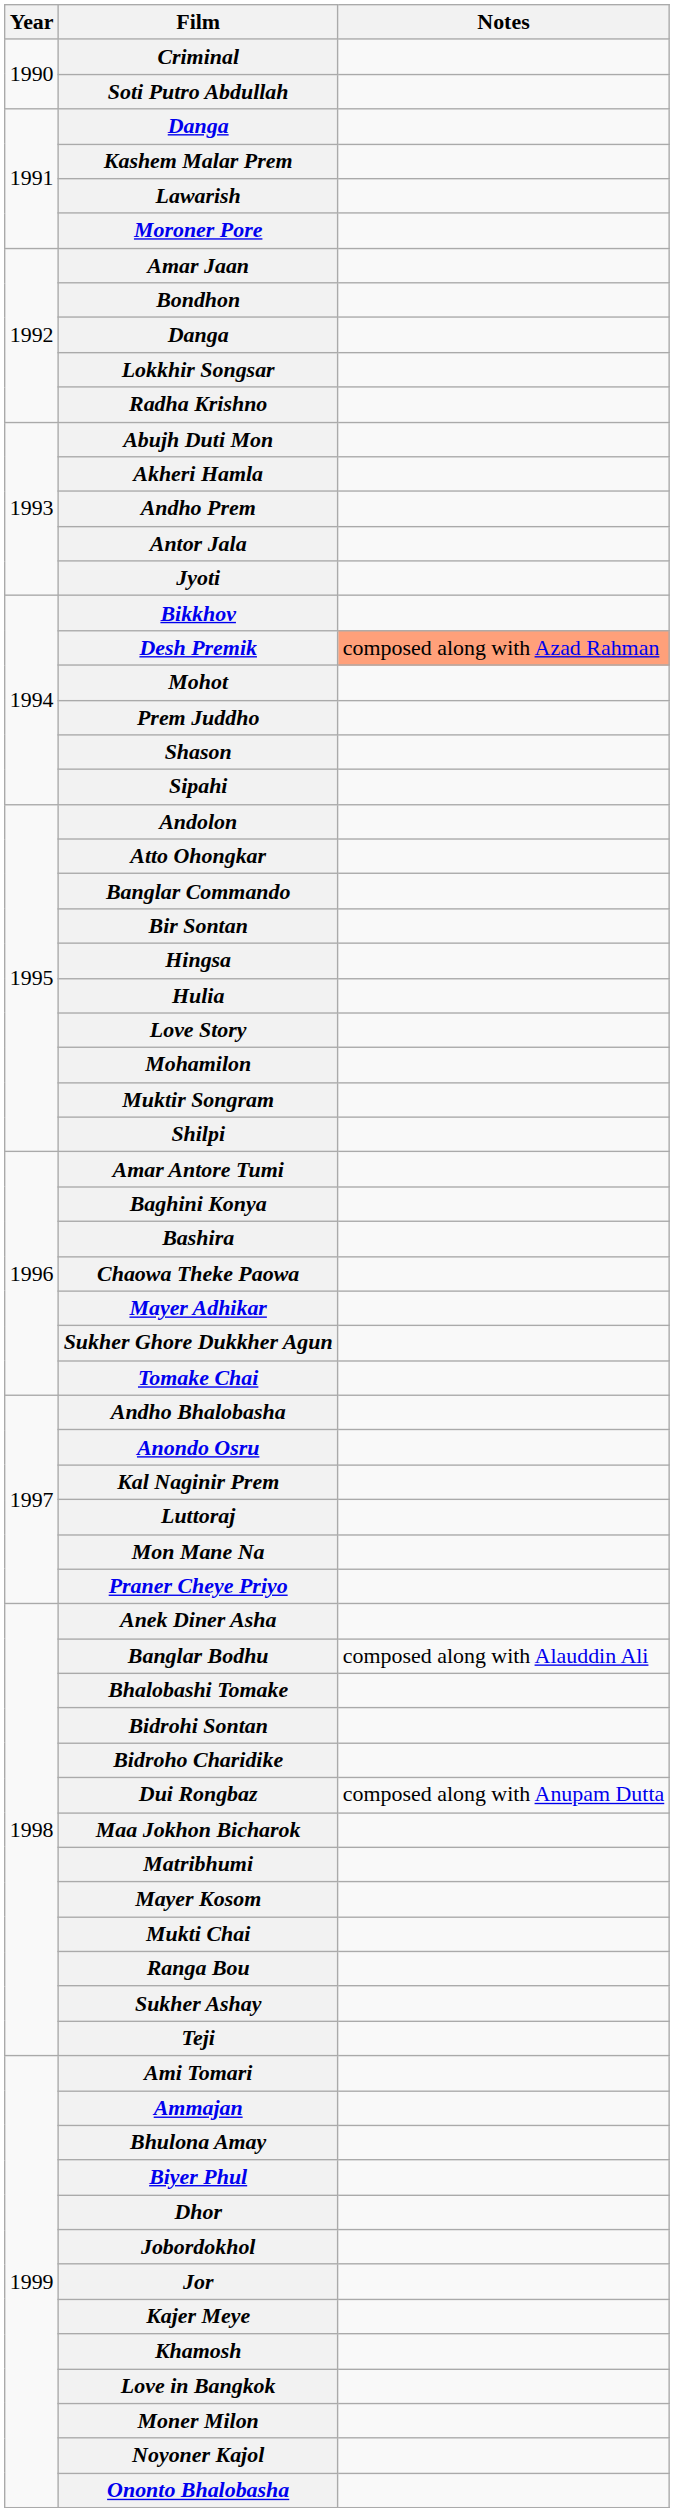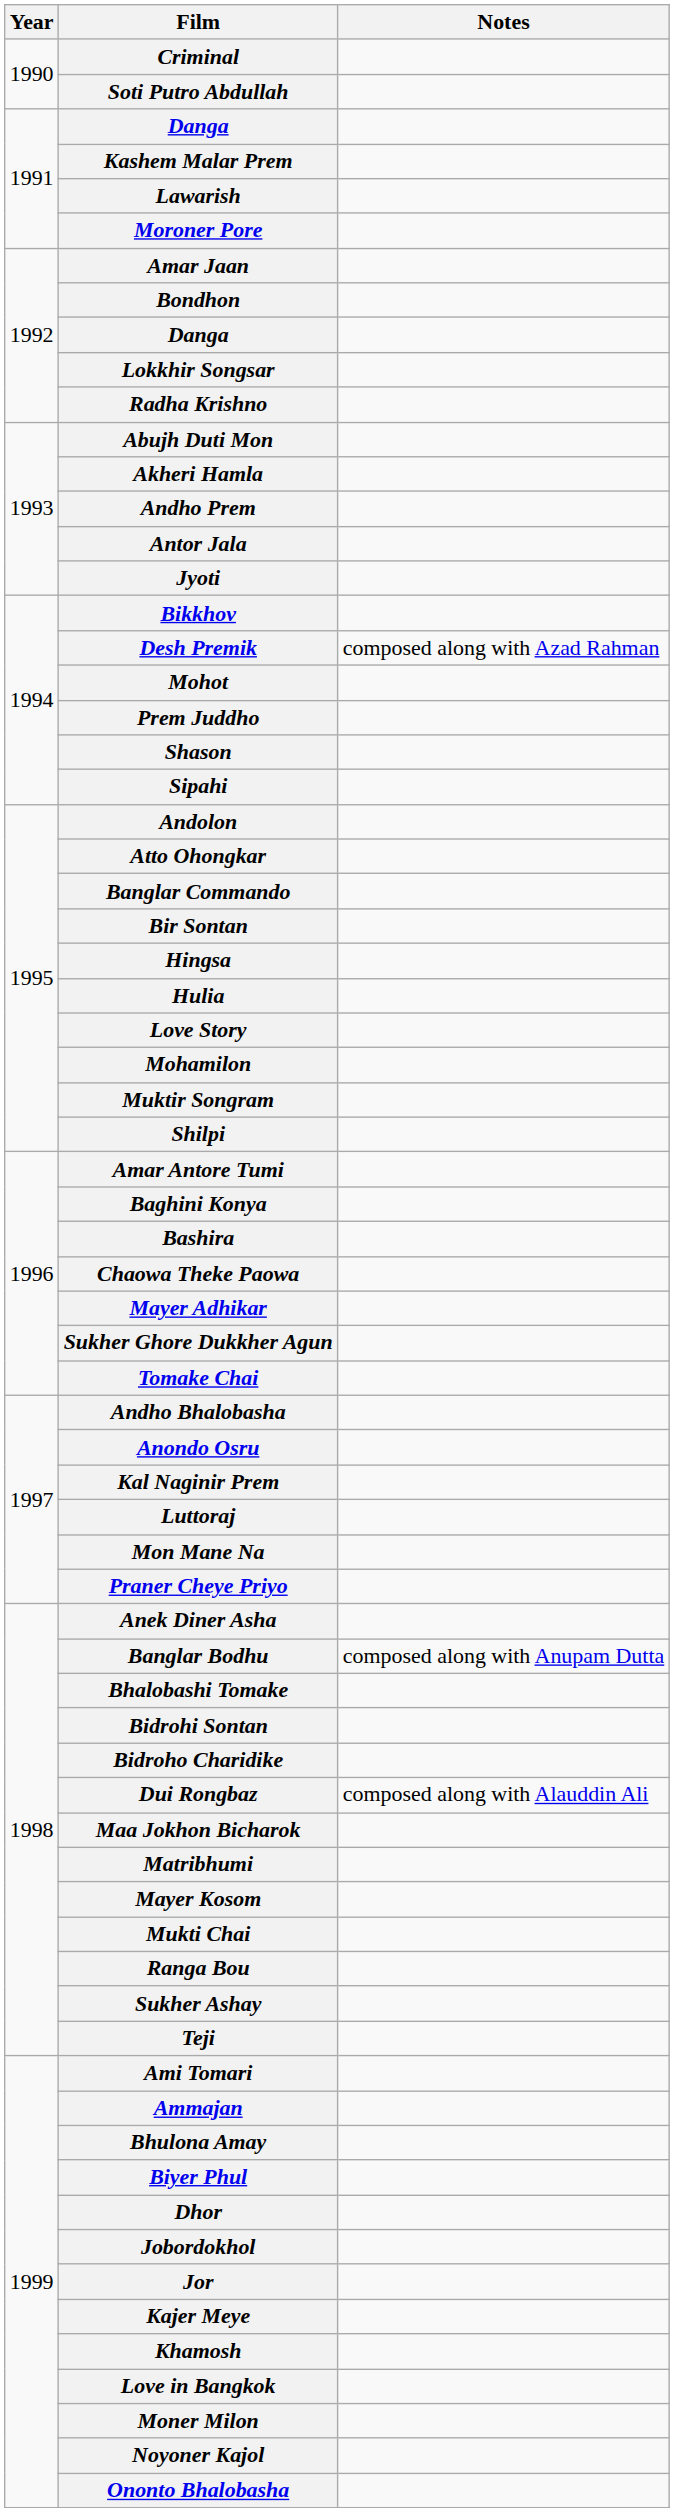(501, 647) lightsalmon background -> (501, 647) no background
(496, 1655) composed along with Alauddin Ali -> (504, 1655) composed along with Anupam Dutta
(504, 1794) composed along with Anupam Dutta -> (496, 1794) composed along with Alauddin Ali
